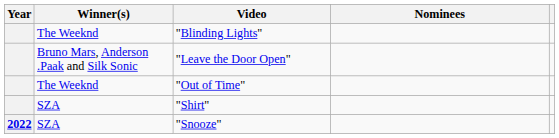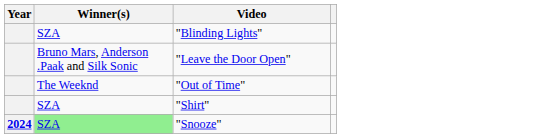- column: (440, 14)
(68, 33) The Weeknd -> (49, 33) SZA
(19, 124) 2022 -> (19, 124) 2024
(49, 124) no background -> (49, 124) lightgreen background
